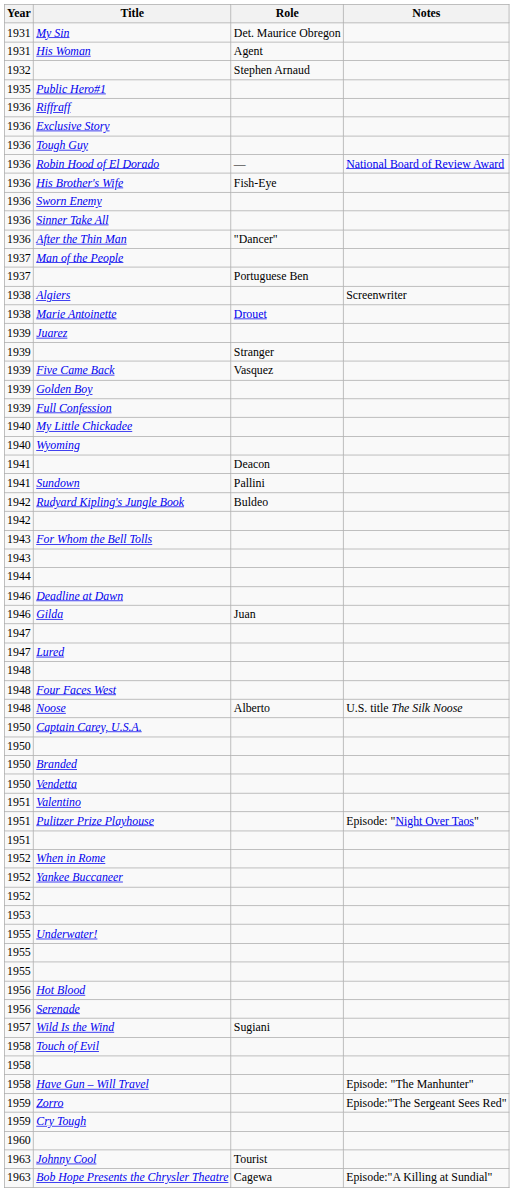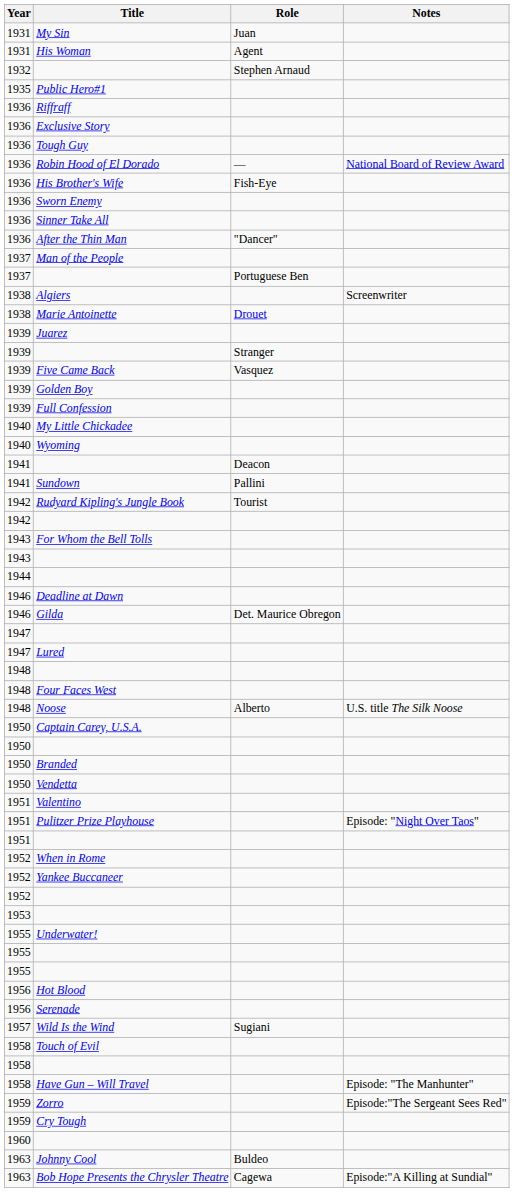(287, 32) Det. Maurice Obregon -> (245, 32) Juan
(251, 502) Buldeo -> (251, 502) Tourist
(245, 614) Juan -> (287, 614) Det. Maurice Obregon
(251, 1159) Tourist -> (251, 1159) Buldeo
